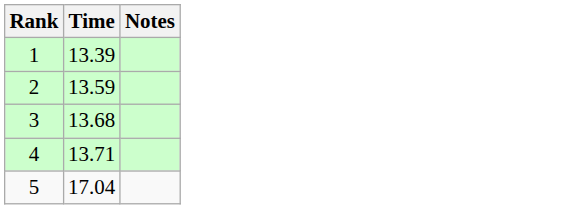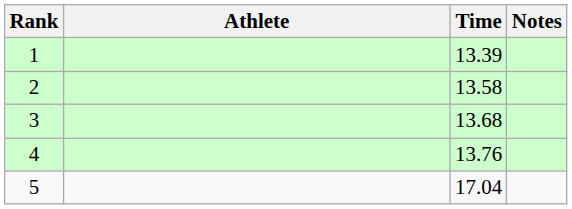+ column: (257, 21)
(92, 87) 13.59 -> (479, 87) 13.58
(92, 154) 13.71 -> (479, 154) 13.76
